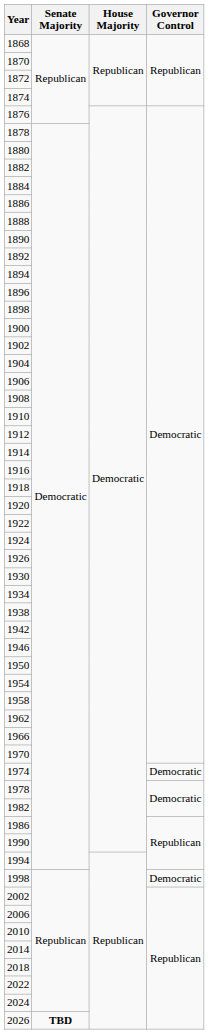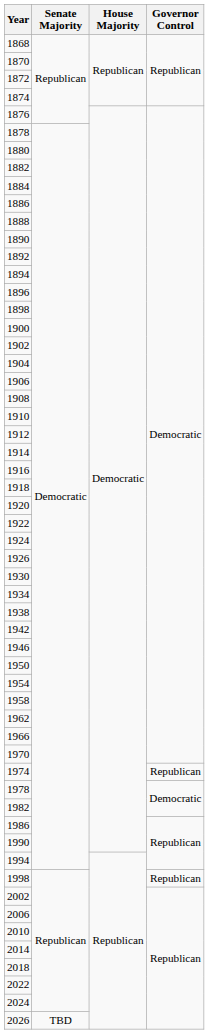(175, 772) Democratic -> (175, 772) Republican
(175, 878) Democratic -> (175, 878) Republican
(61, 1020) bold -> (61, 1020) normal
